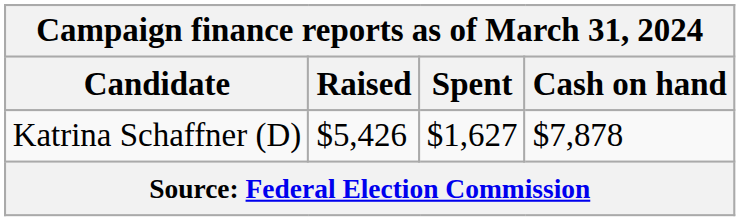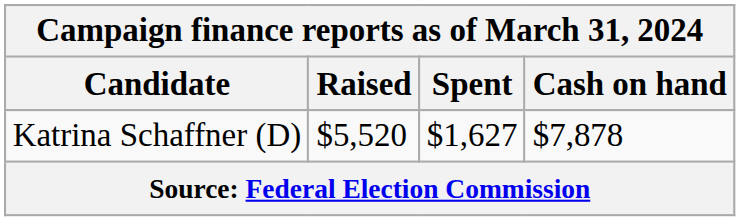(362, 135) $5,426 -> (362, 135) $5,520
